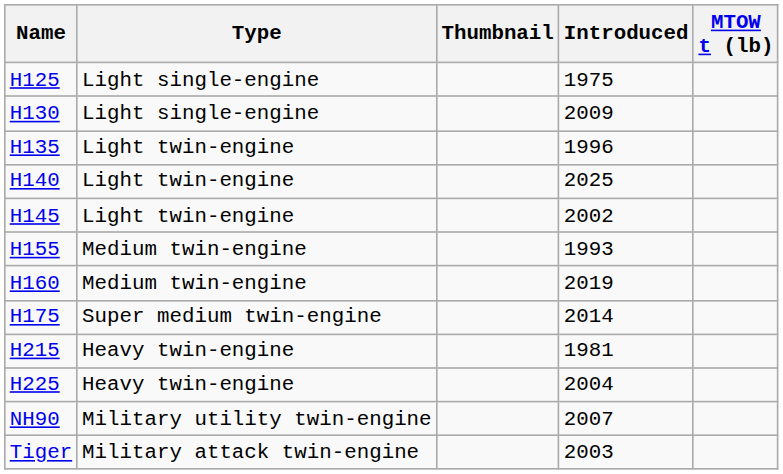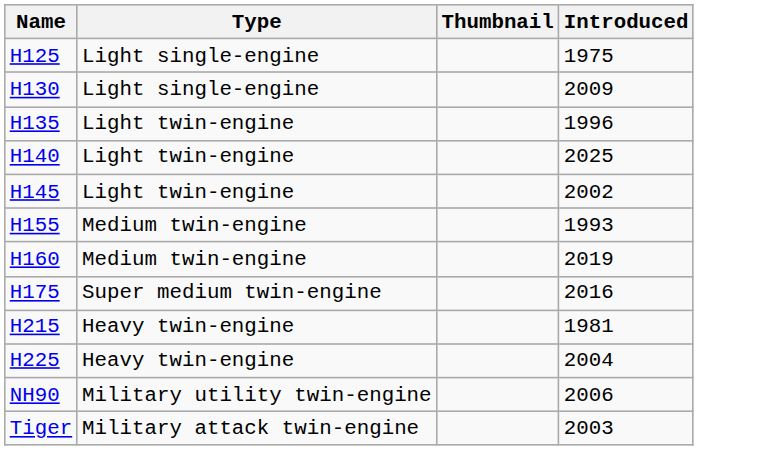- column: (736, 34)
(589, 317) 2014 -> (589, 293) 2016
(589, 419) 2007 -> (589, 395) 2006
